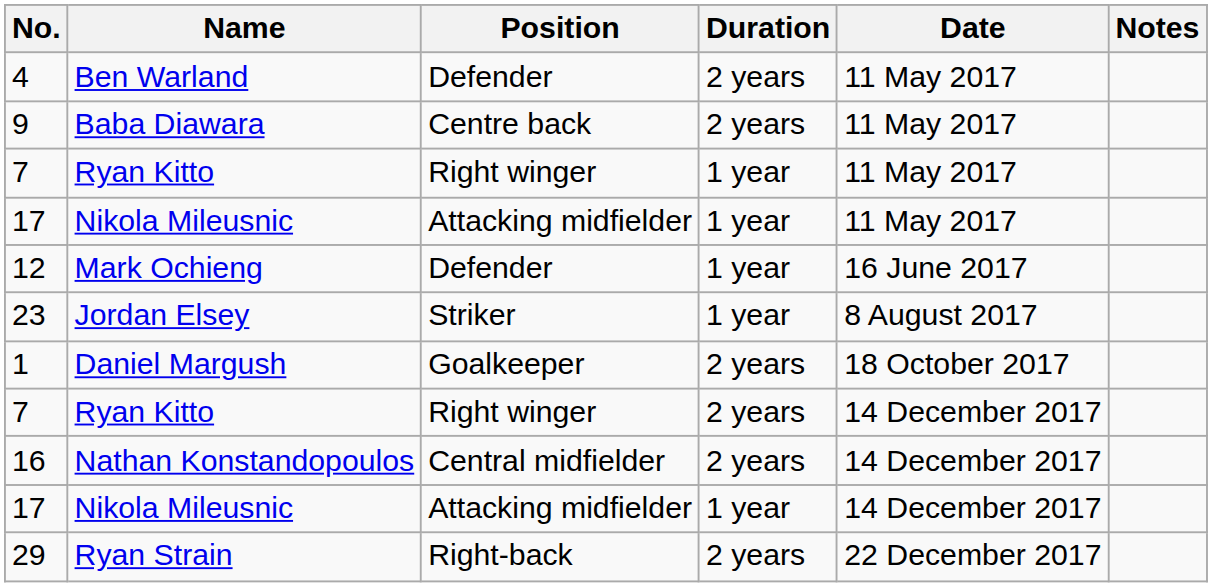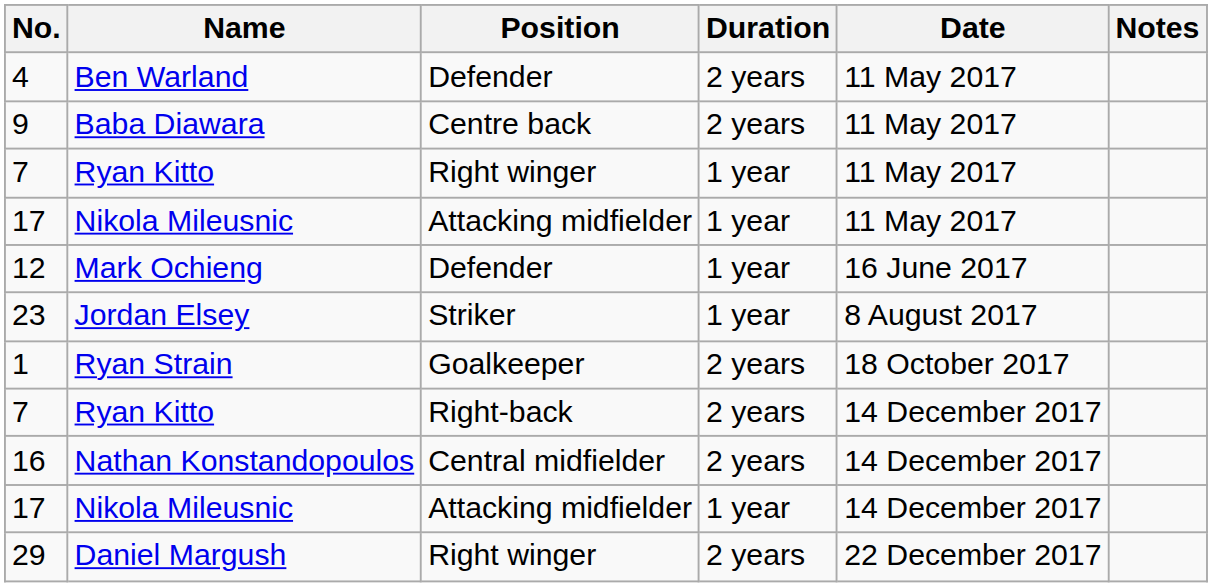(180, 364) Daniel Margush -> (154, 364) Ryan Strain
(512, 412) Right winger -> (500, 412) Right-back
(154, 556) Ryan Strain -> (180, 556) Daniel Margush
(500, 556) Right-back -> (512, 556) Right winger
